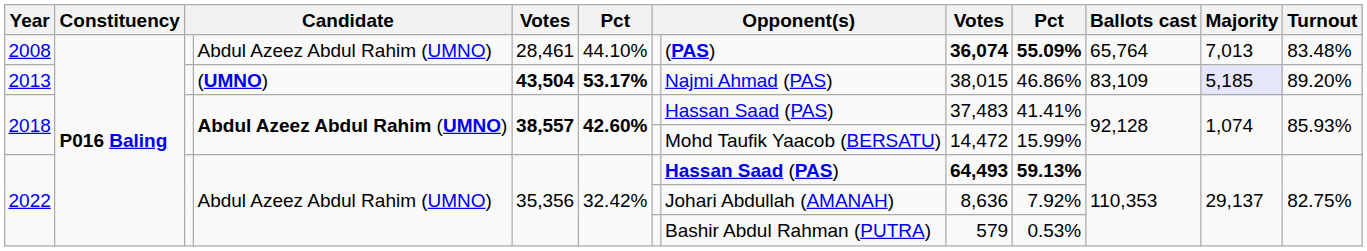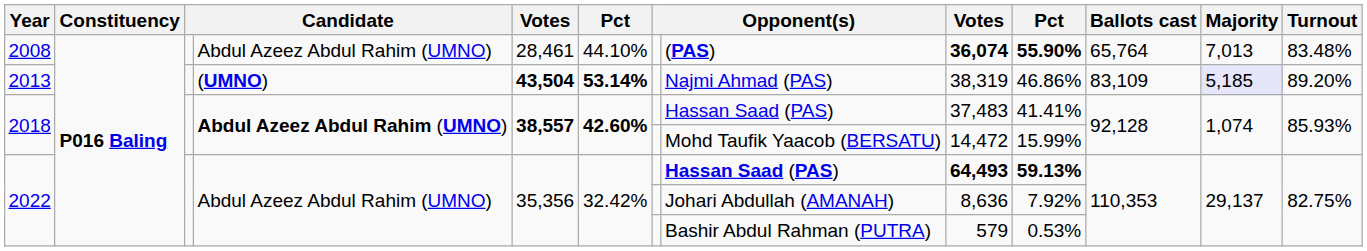(1049, 50) 55.09% -> (1049, 50) 55.90%
(615, 80) 53.17% -> (615, 80) 53.14%
(979, 80) 38,015 -> (979, 80) 38,319
